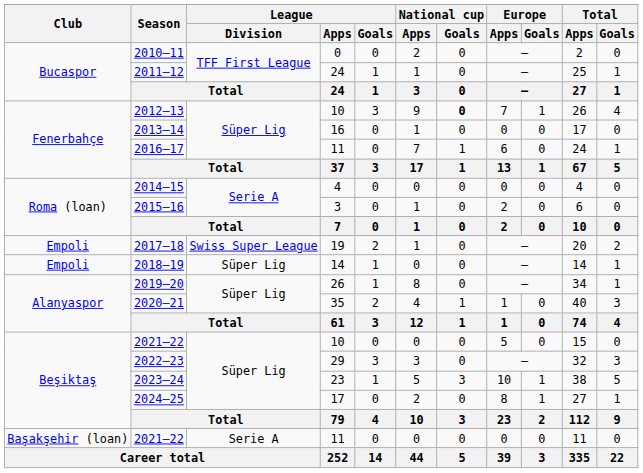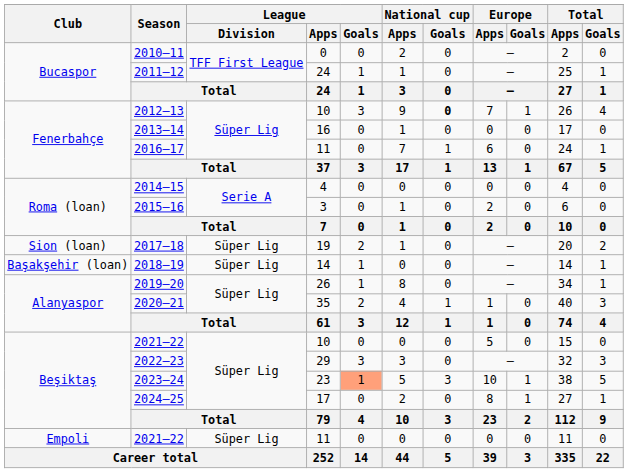(68, 245) Empoli -> (68, 245) Sion (loan)
(254, 245) Swiss Super League -> (246, 245) Süper Lig
(68, 265) Empoli -> (68, 265) Başakşehir (loan)
(375, 380) no background -> (361, 380) lightsalmon background
(68, 438) Başakşehir (loan) -> (68, 438) Empoli
(254, 438) Serie A -> (246, 438) Süper Lig
